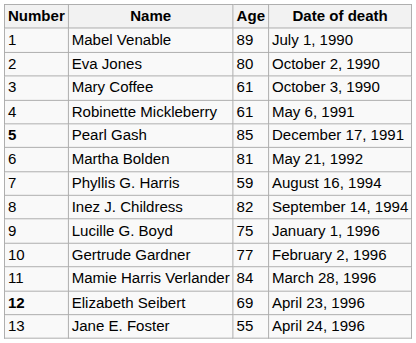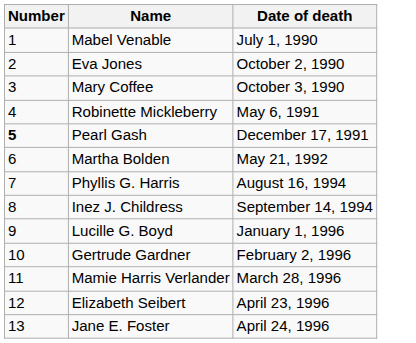- column: (251, 16)
(16, 302) bold -> (16, 302) normal
